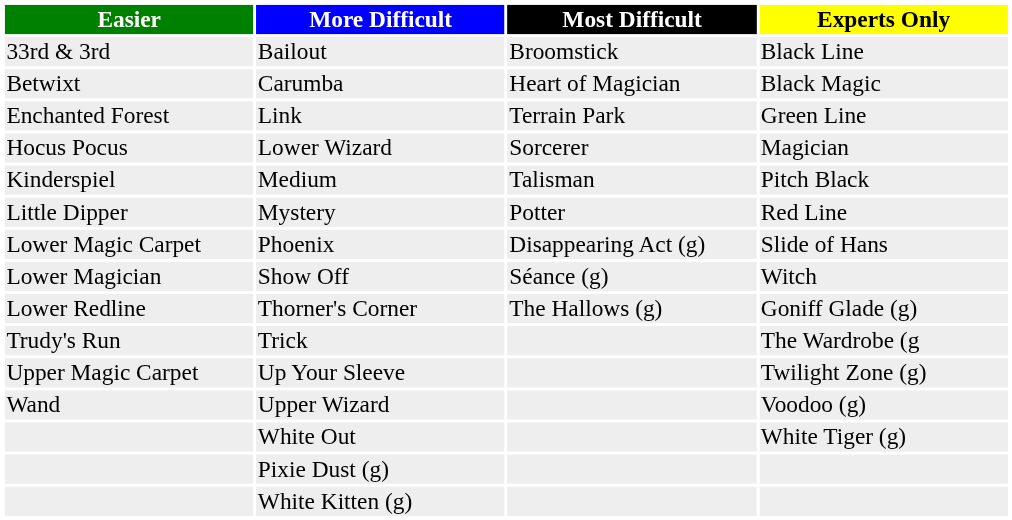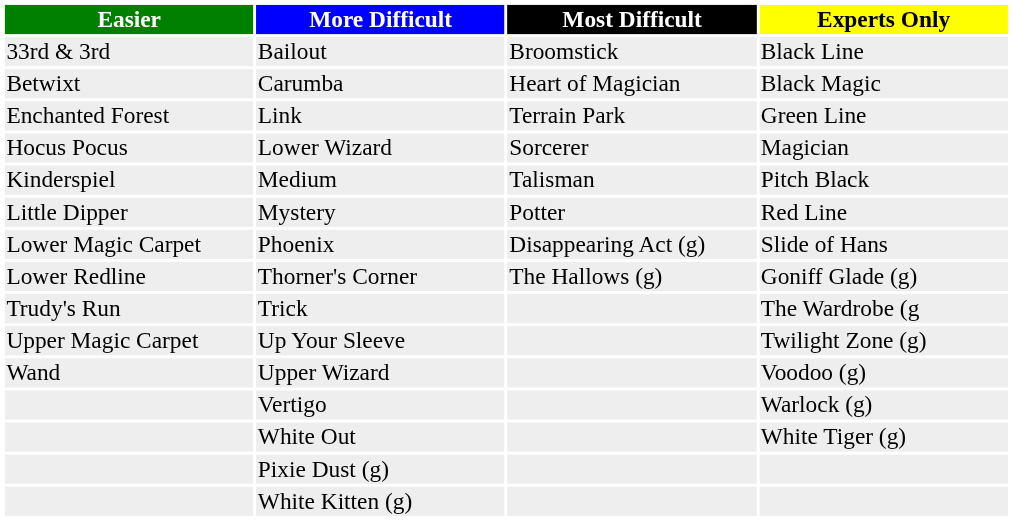- row: (303, 276)
+ row: (292, 404)
